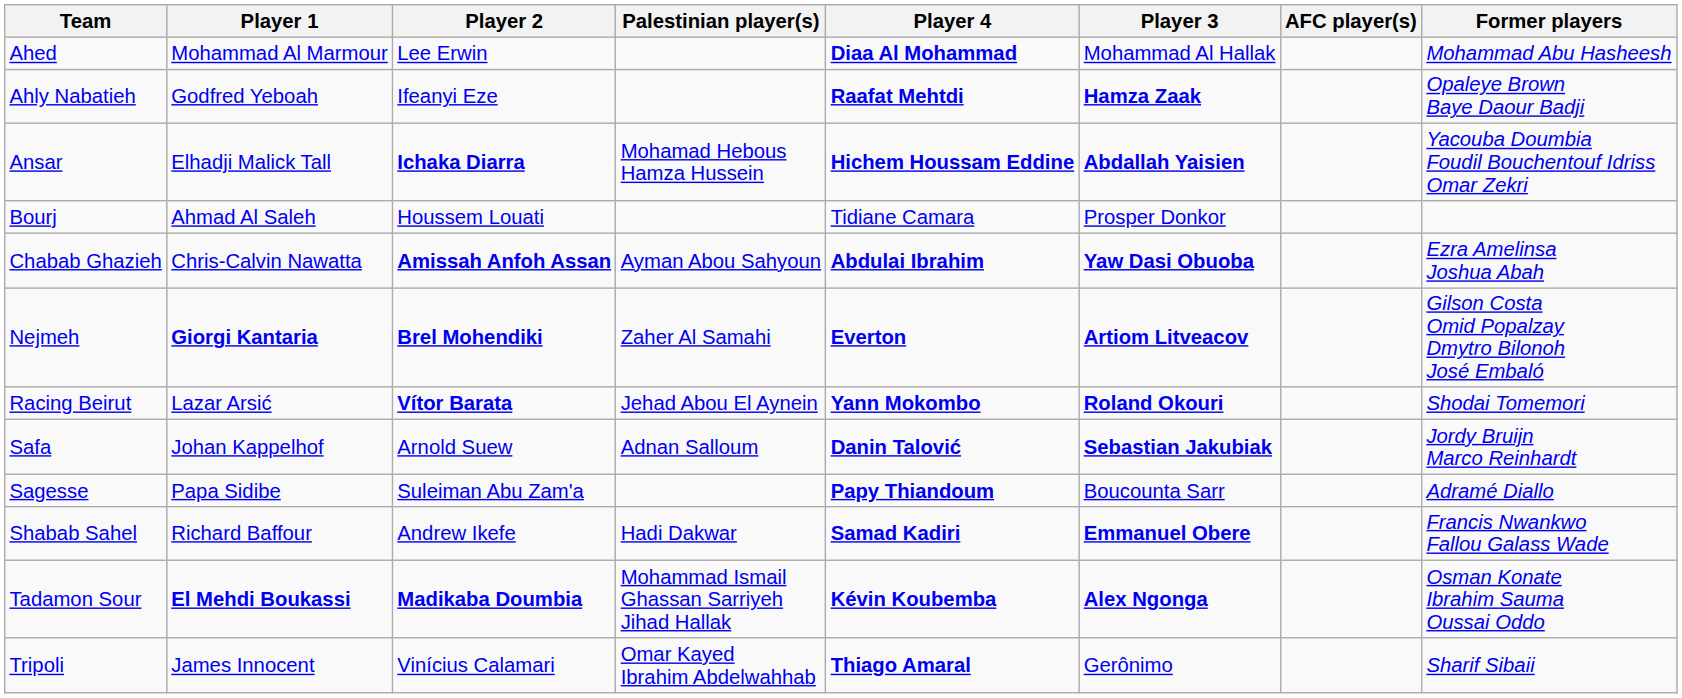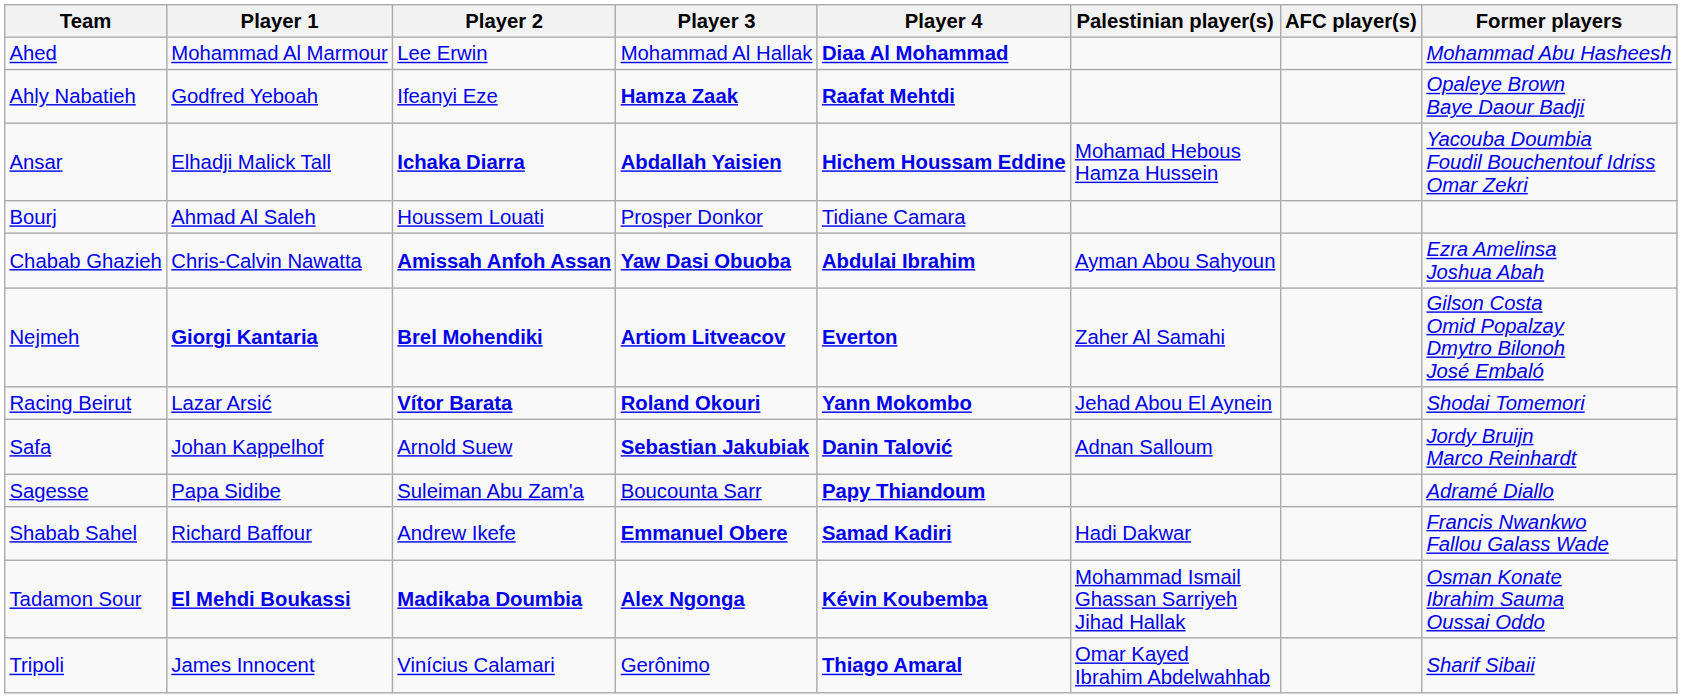columns swapped: (1180, 21) <-> (721, 21)
